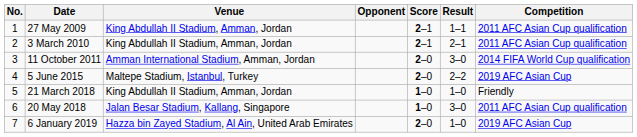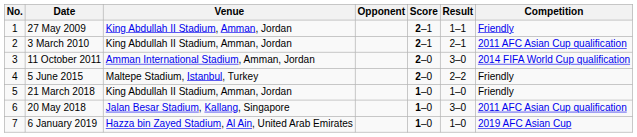(552, 28) 2011 AFC Asian Cup qualification -> (496, 28) Friendly
(525, 76) 2019 AFC Asian Cup -> (496, 76) Friendly
(424, 124) 2–0 -> (424, 124) 1–0
